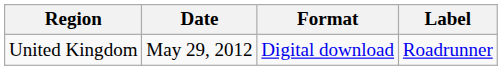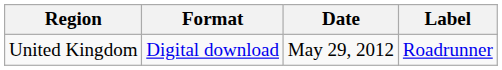columns swapped: (199, 19) <-> (328, 19)
